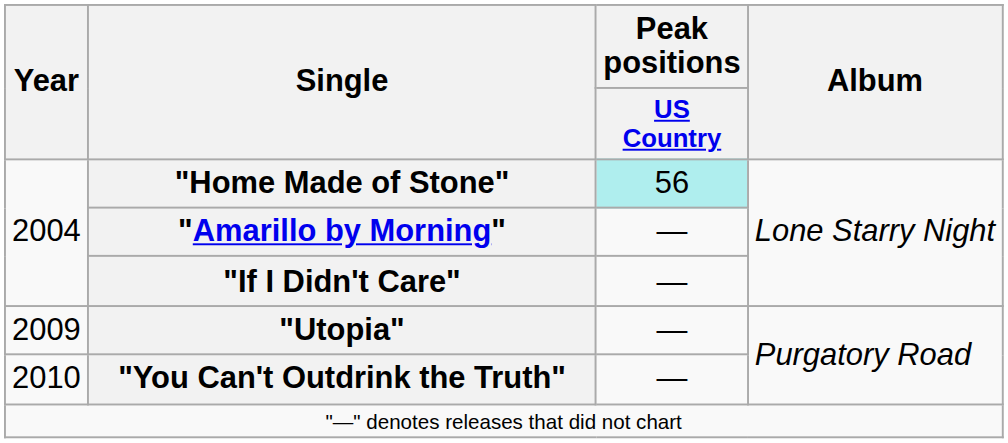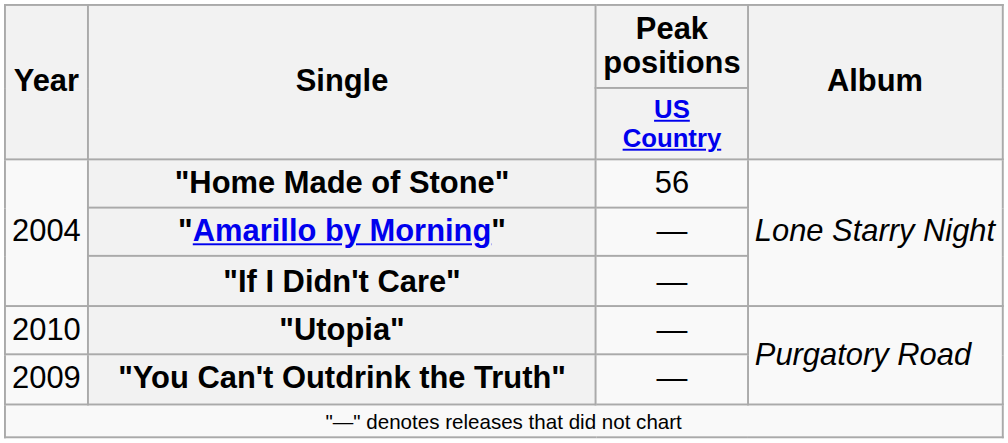(672, 182) paleturquoise background -> (672, 182) no background
(46, 329) 2009 -> (46, 329) 2010
(46, 378) 2010 -> (46, 378) 2009
